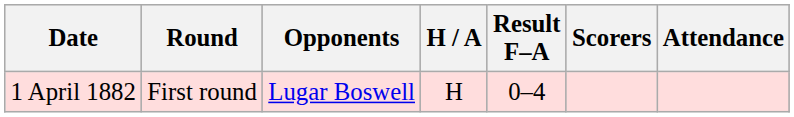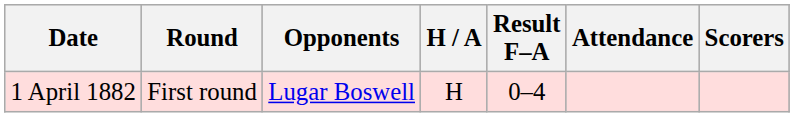columns swapped: (612, 38) <-> (723, 38)
